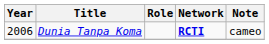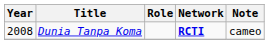(20, 31) 2006 -> (20, 31) 2008
